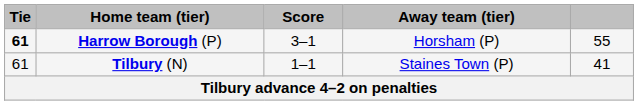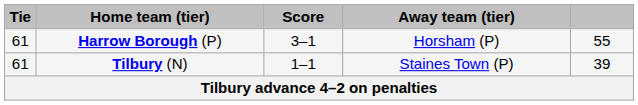(20, 41) bold -> (20, 41) normal
(602, 65) 41 -> (602, 65) 39
